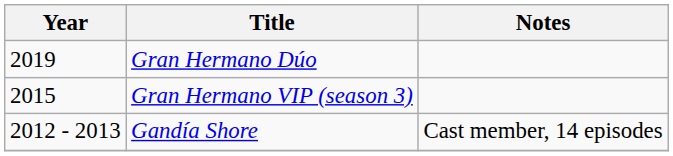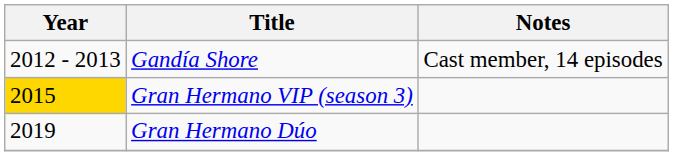rows swapped: (195, 131) <-> (224, 58)
(33, 95) no background -> (33, 95) gold background
